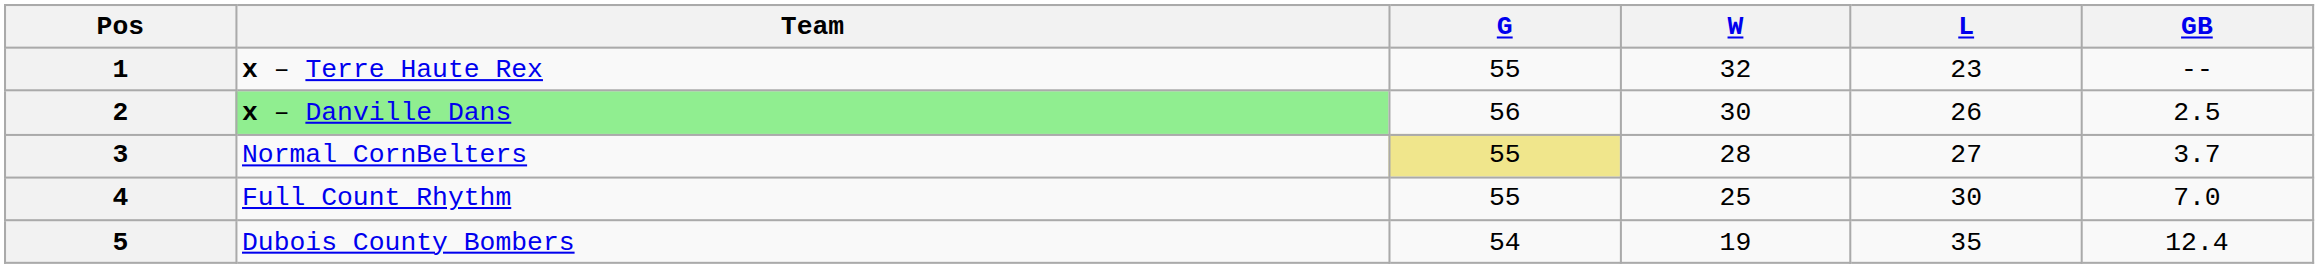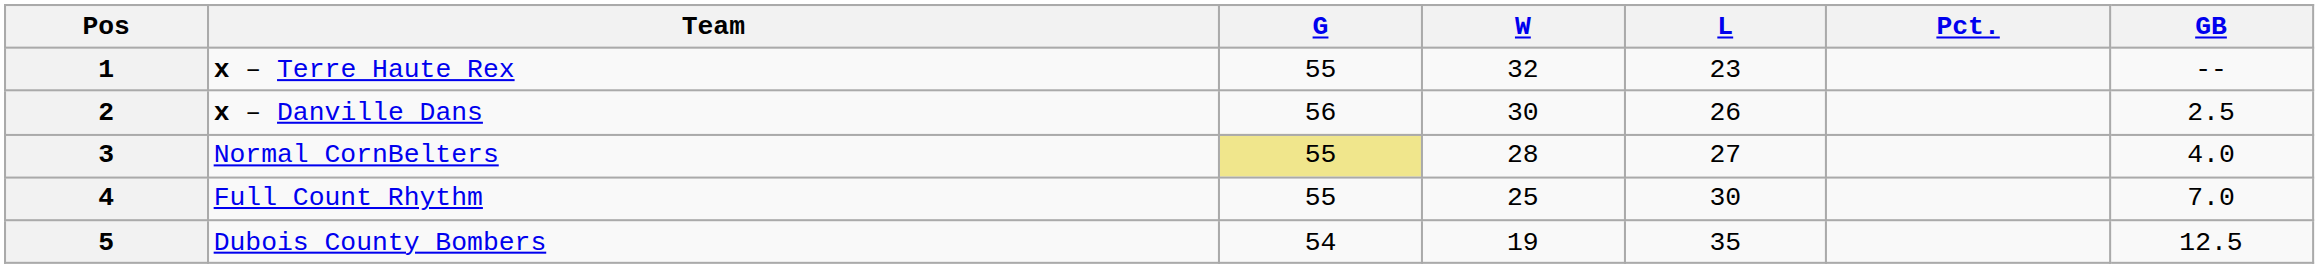+ column: (1968, 27)
(377, 113) lightgreen background -> (348, 113) no background
(2197, 156) 3.7 -> (2211, 156) 4.0
(2197, 242) 12.4 -> (2211, 242) 12.5
